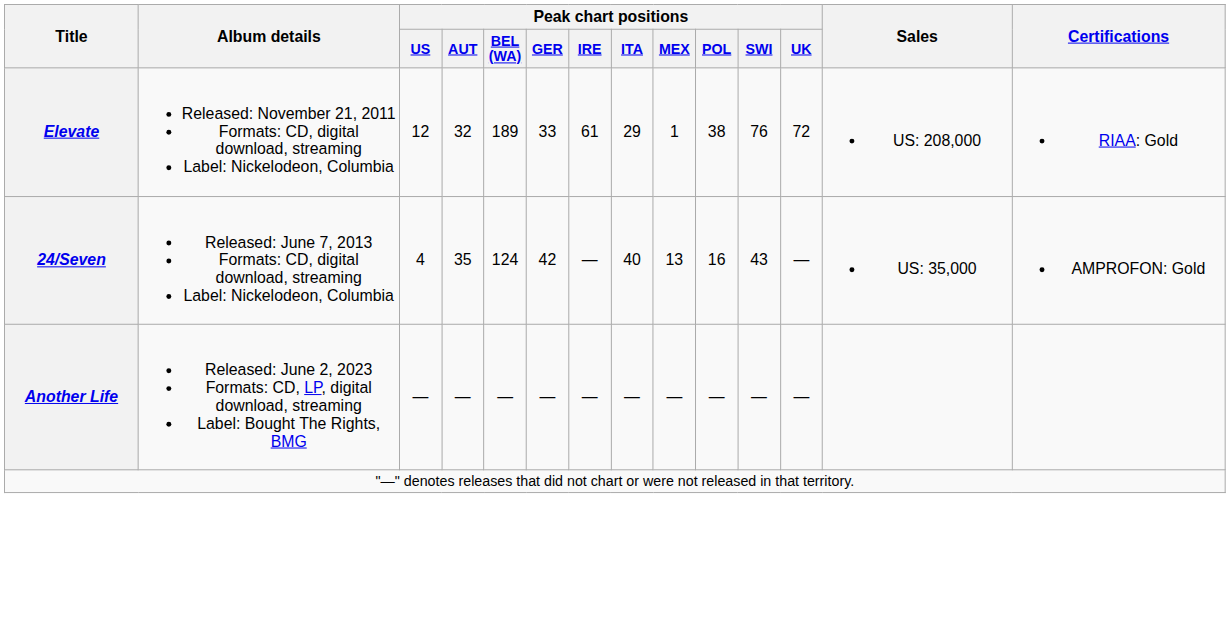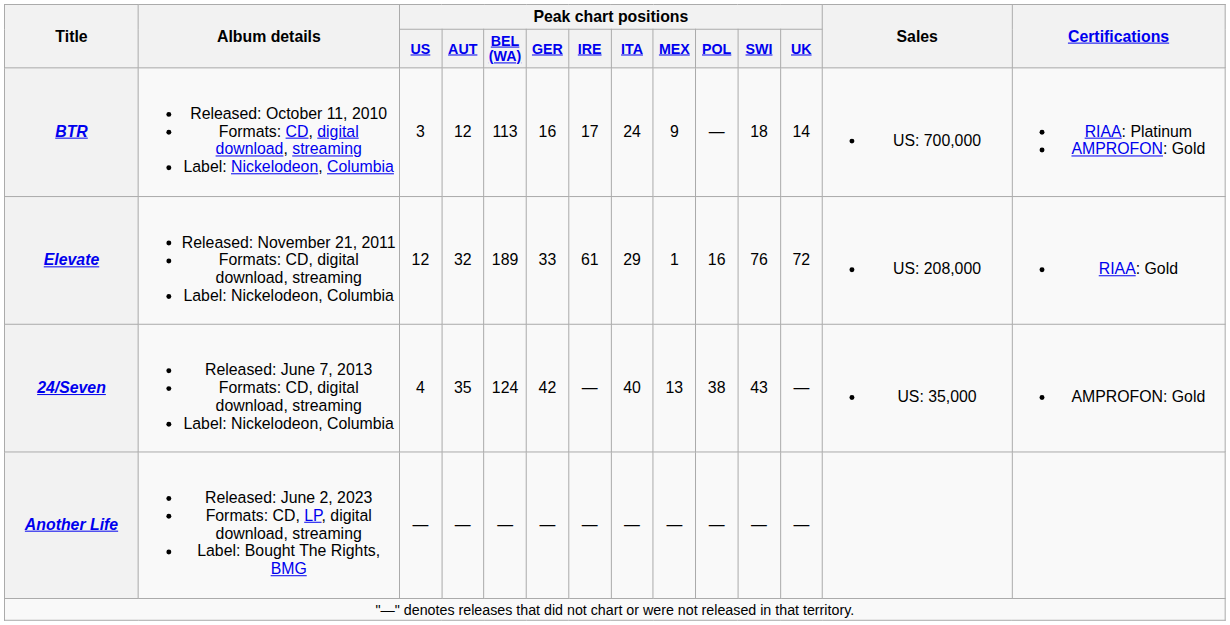+ row: (71, 132)
(717, 132) 38 -> (717, 260) 16
(717, 260) 16 -> (717, 388) 38
